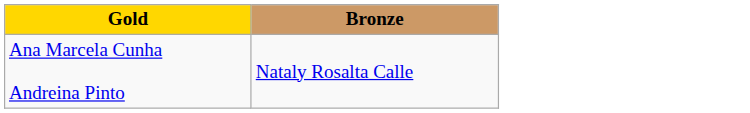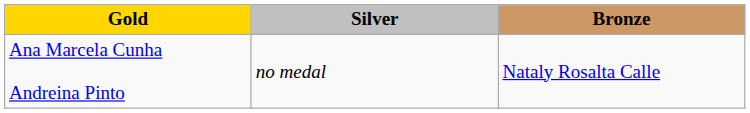+ column: (375, 19)
